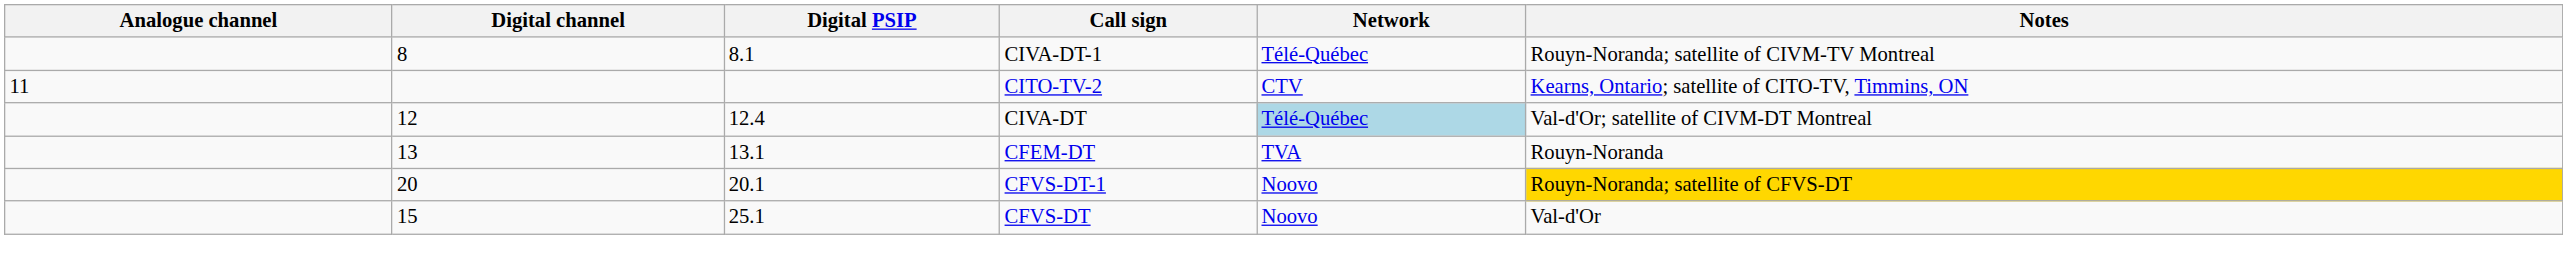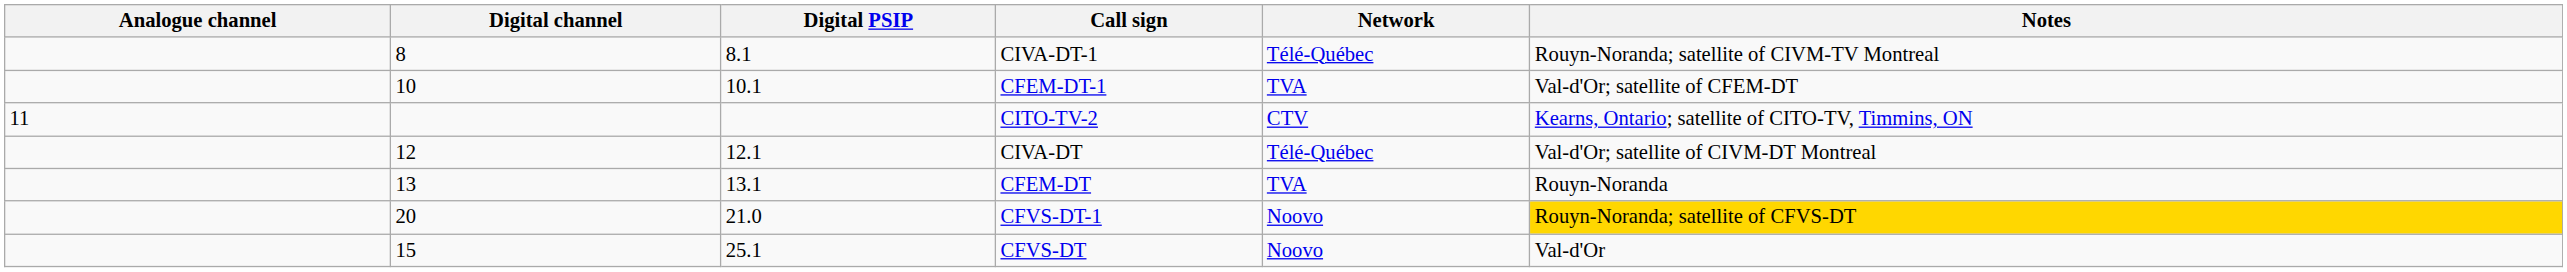+ row: (1053, 86)
(747, 119) 12.4 -> (744, 151) 12.1
(1315, 119) lightblue background -> (1320, 151) no background
(747, 184) 20.1 -> (744, 217) 21.0
